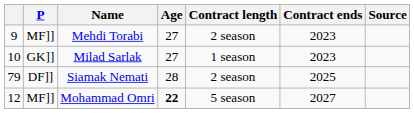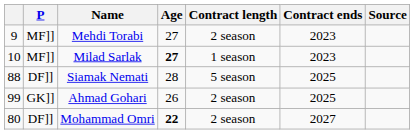(40, 56) GK]] -> (40, 56) MF]]
(172, 56) normal -> (172, 56) bold
(14, 77) 79 -> (14, 77) 88
(233, 77) 2 season -> (233, 77) 5 season
+ row: (108, 98)
(14, 98) 12 -> (14, 118) 80
(40, 98) MF]] -> (40, 118) DF]]
(233, 98) 5 season -> (233, 118) 2 season
